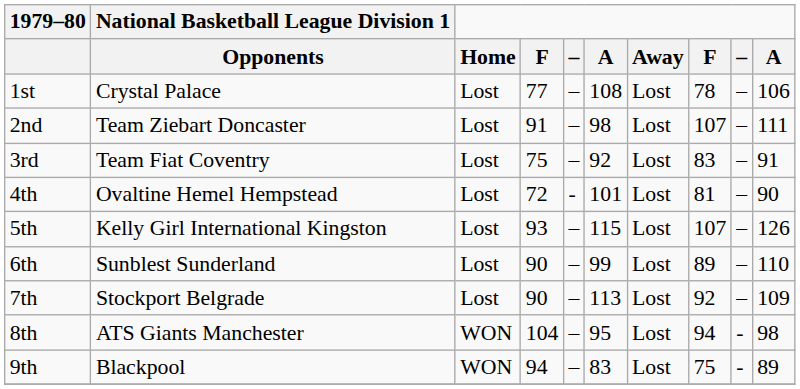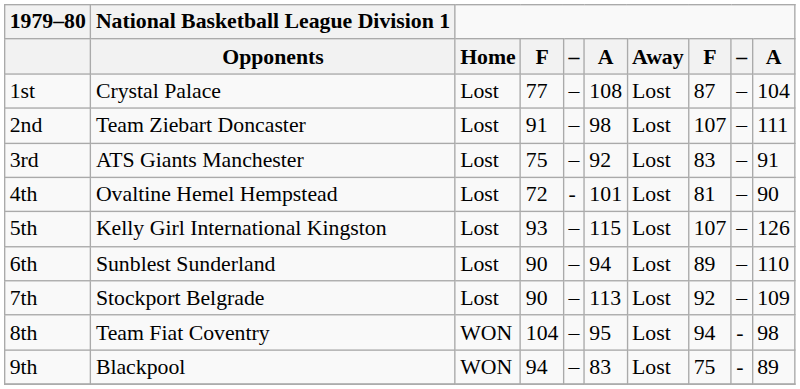(705, 90) 78 -> (705, 90) 87
(774, 90) 106 -> (774, 90) 104
(183, 159) Team Fiat Coventry -> (200, 159) ATS Giants Manchester
(600, 263) 99 -> (600, 263) 94
(200, 332) ATS Giants Manchester -> (183, 332) Team Fiat Coventry
